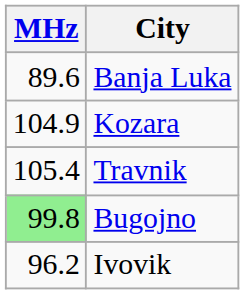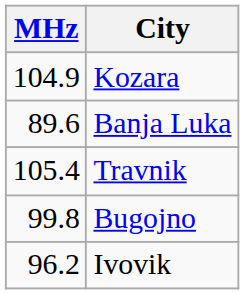rows swapped: (136, 123) <-> (162, 76)
(54, 217) lightgreen background -> (54, 217) no background
